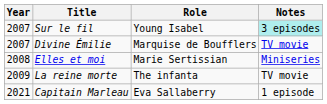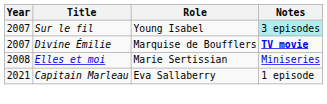(285, 44) normal -> (285, 44) bold
- row: (76, 76)
